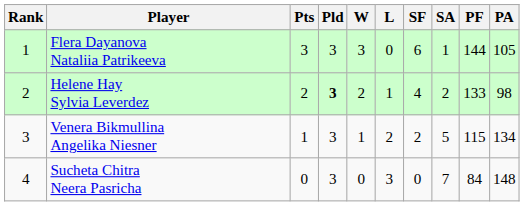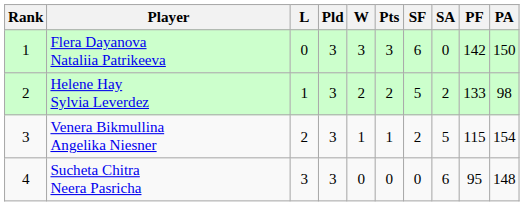columns swapped: (304, 17) <-> (389, 17)
(446, 51) 1 -> (446, 51) 0
(474, 51) 144 -> (474, 51) 142
(504, 51) 105 -> (504, 51) 150
(333, 94) bold -> (333, 94) normal
(417, 94) 4 -> (417, 94) 5
(504, 136) 134 -> (504, 136) 154
(446, 179) 7 -> (446, 179) 6
(474, 179) 84 -> (474, 179) 95
